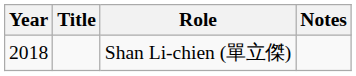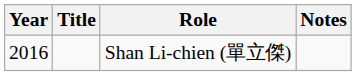(29, 52) 2018 -> (29, 52) 2016
